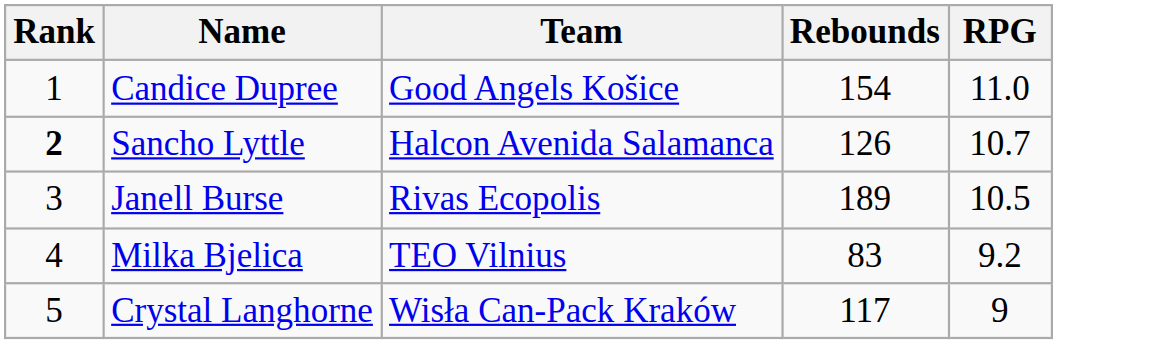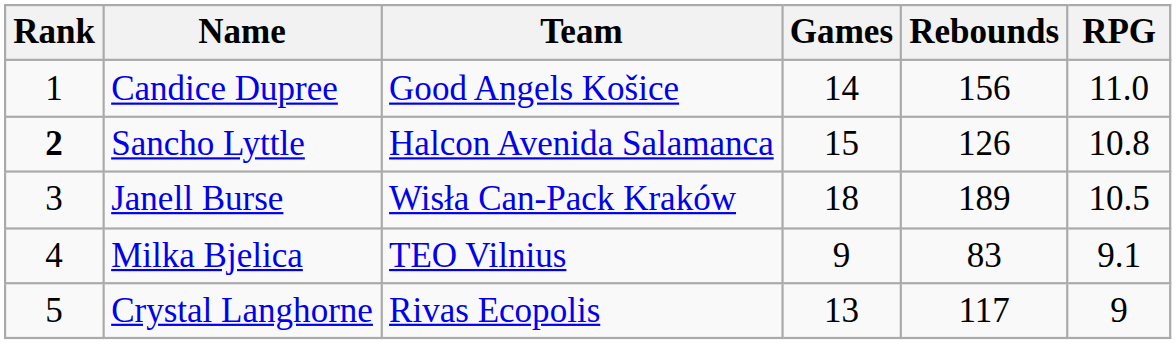+ column: (841, 32)
(865, 87) 154 -> (984, 87) 156
(1000, 143) 10.7 -> (1119, 143) 10.8
(495, 198) Rivas Ecopolis -> (563, 198) Wisła Can-Pack Kraków
(1000, 254) 9.2 -> (1119, 254) 9.1
(563, 310) Wisła Can-Pack Kraków -> (495, 310) Rivas Ecopolis
